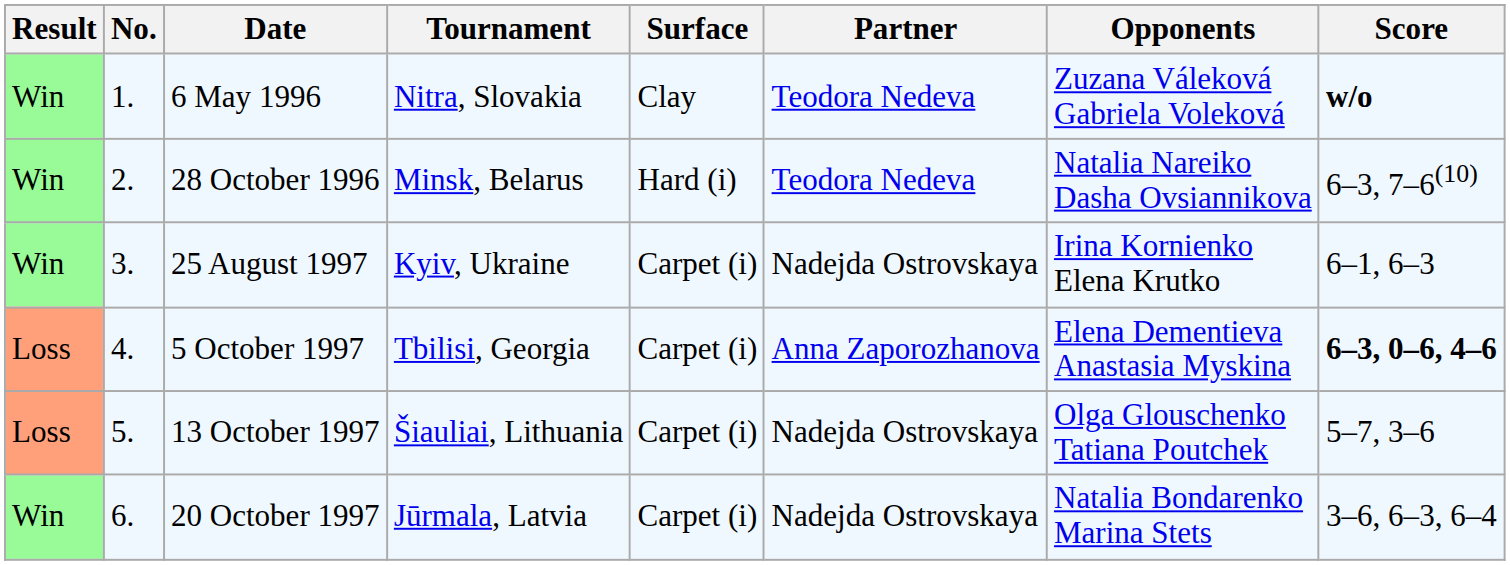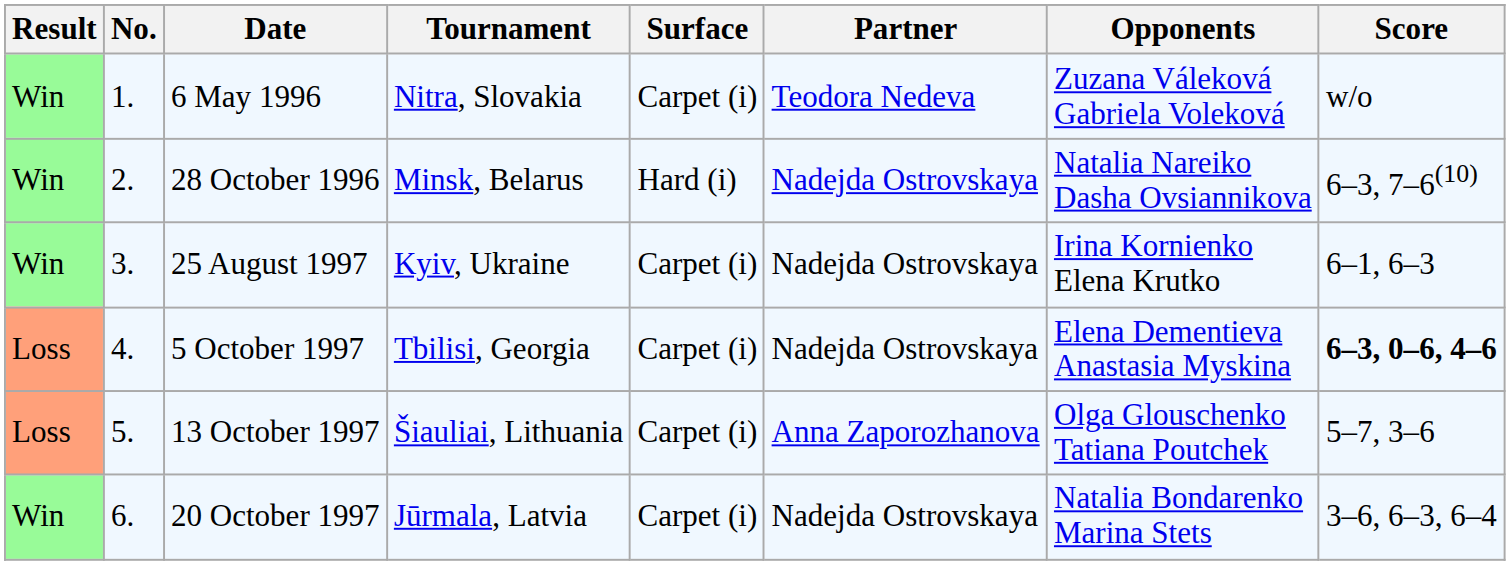(667, 95) Clay -> (697, 95) Carpet (i)
(1349, 95) bold -> (1349, 95) normal
(873, 179) Teodora Nedeva -> (905, 179) Nadejda Ostrovskaya
(906, 348) Anna Zaporozhanova -> (905, 348) Nadejda Ostrovskaya
(905, 432) Nadejda Ostrovskaya -> (906, 432) Anna Zaporozhanova
